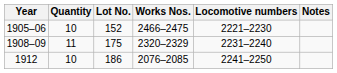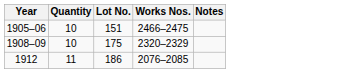- column: (246, 12)
(113, 28) 152 -> (113, 28) 151
(71, 44) 11 -> (71, 44) 10
(71, 60) 10 -> (71, 60) 11
